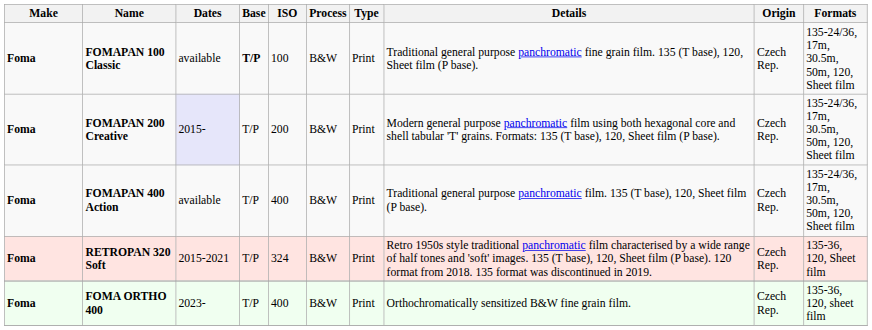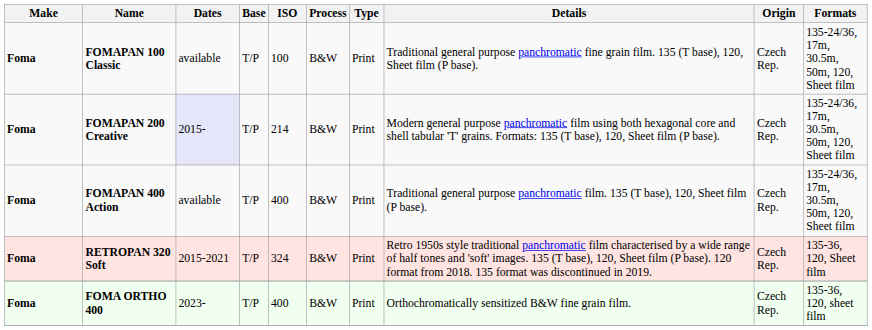(251, 58) bold -> (251, 58) normal
(280, 129) 200 -> (280, 129) 214
